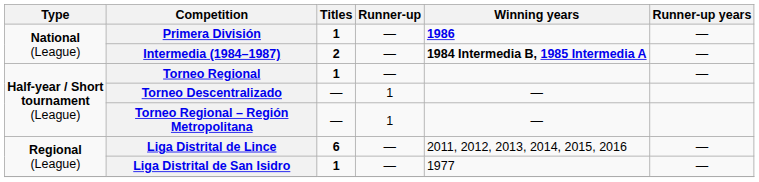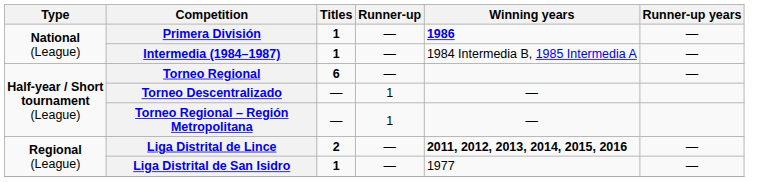(336, 54) 2 -> (336, 54) 1
(537, 54) bold -> (532, 54) normal
(336, 74) 1 -> (336, 74) 6
(336, 147) 6 -> (336, 147) 2
(527, 147) normal -> (527, 147) bold
